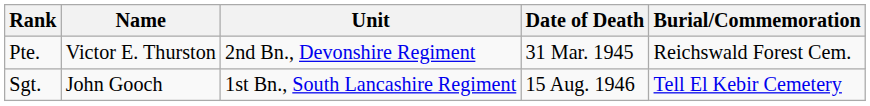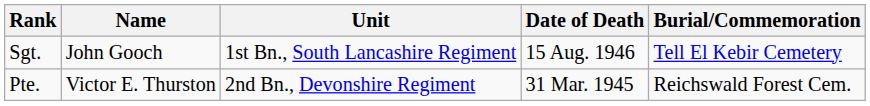rows swapped: (25, 84) <-> (25, 52)
